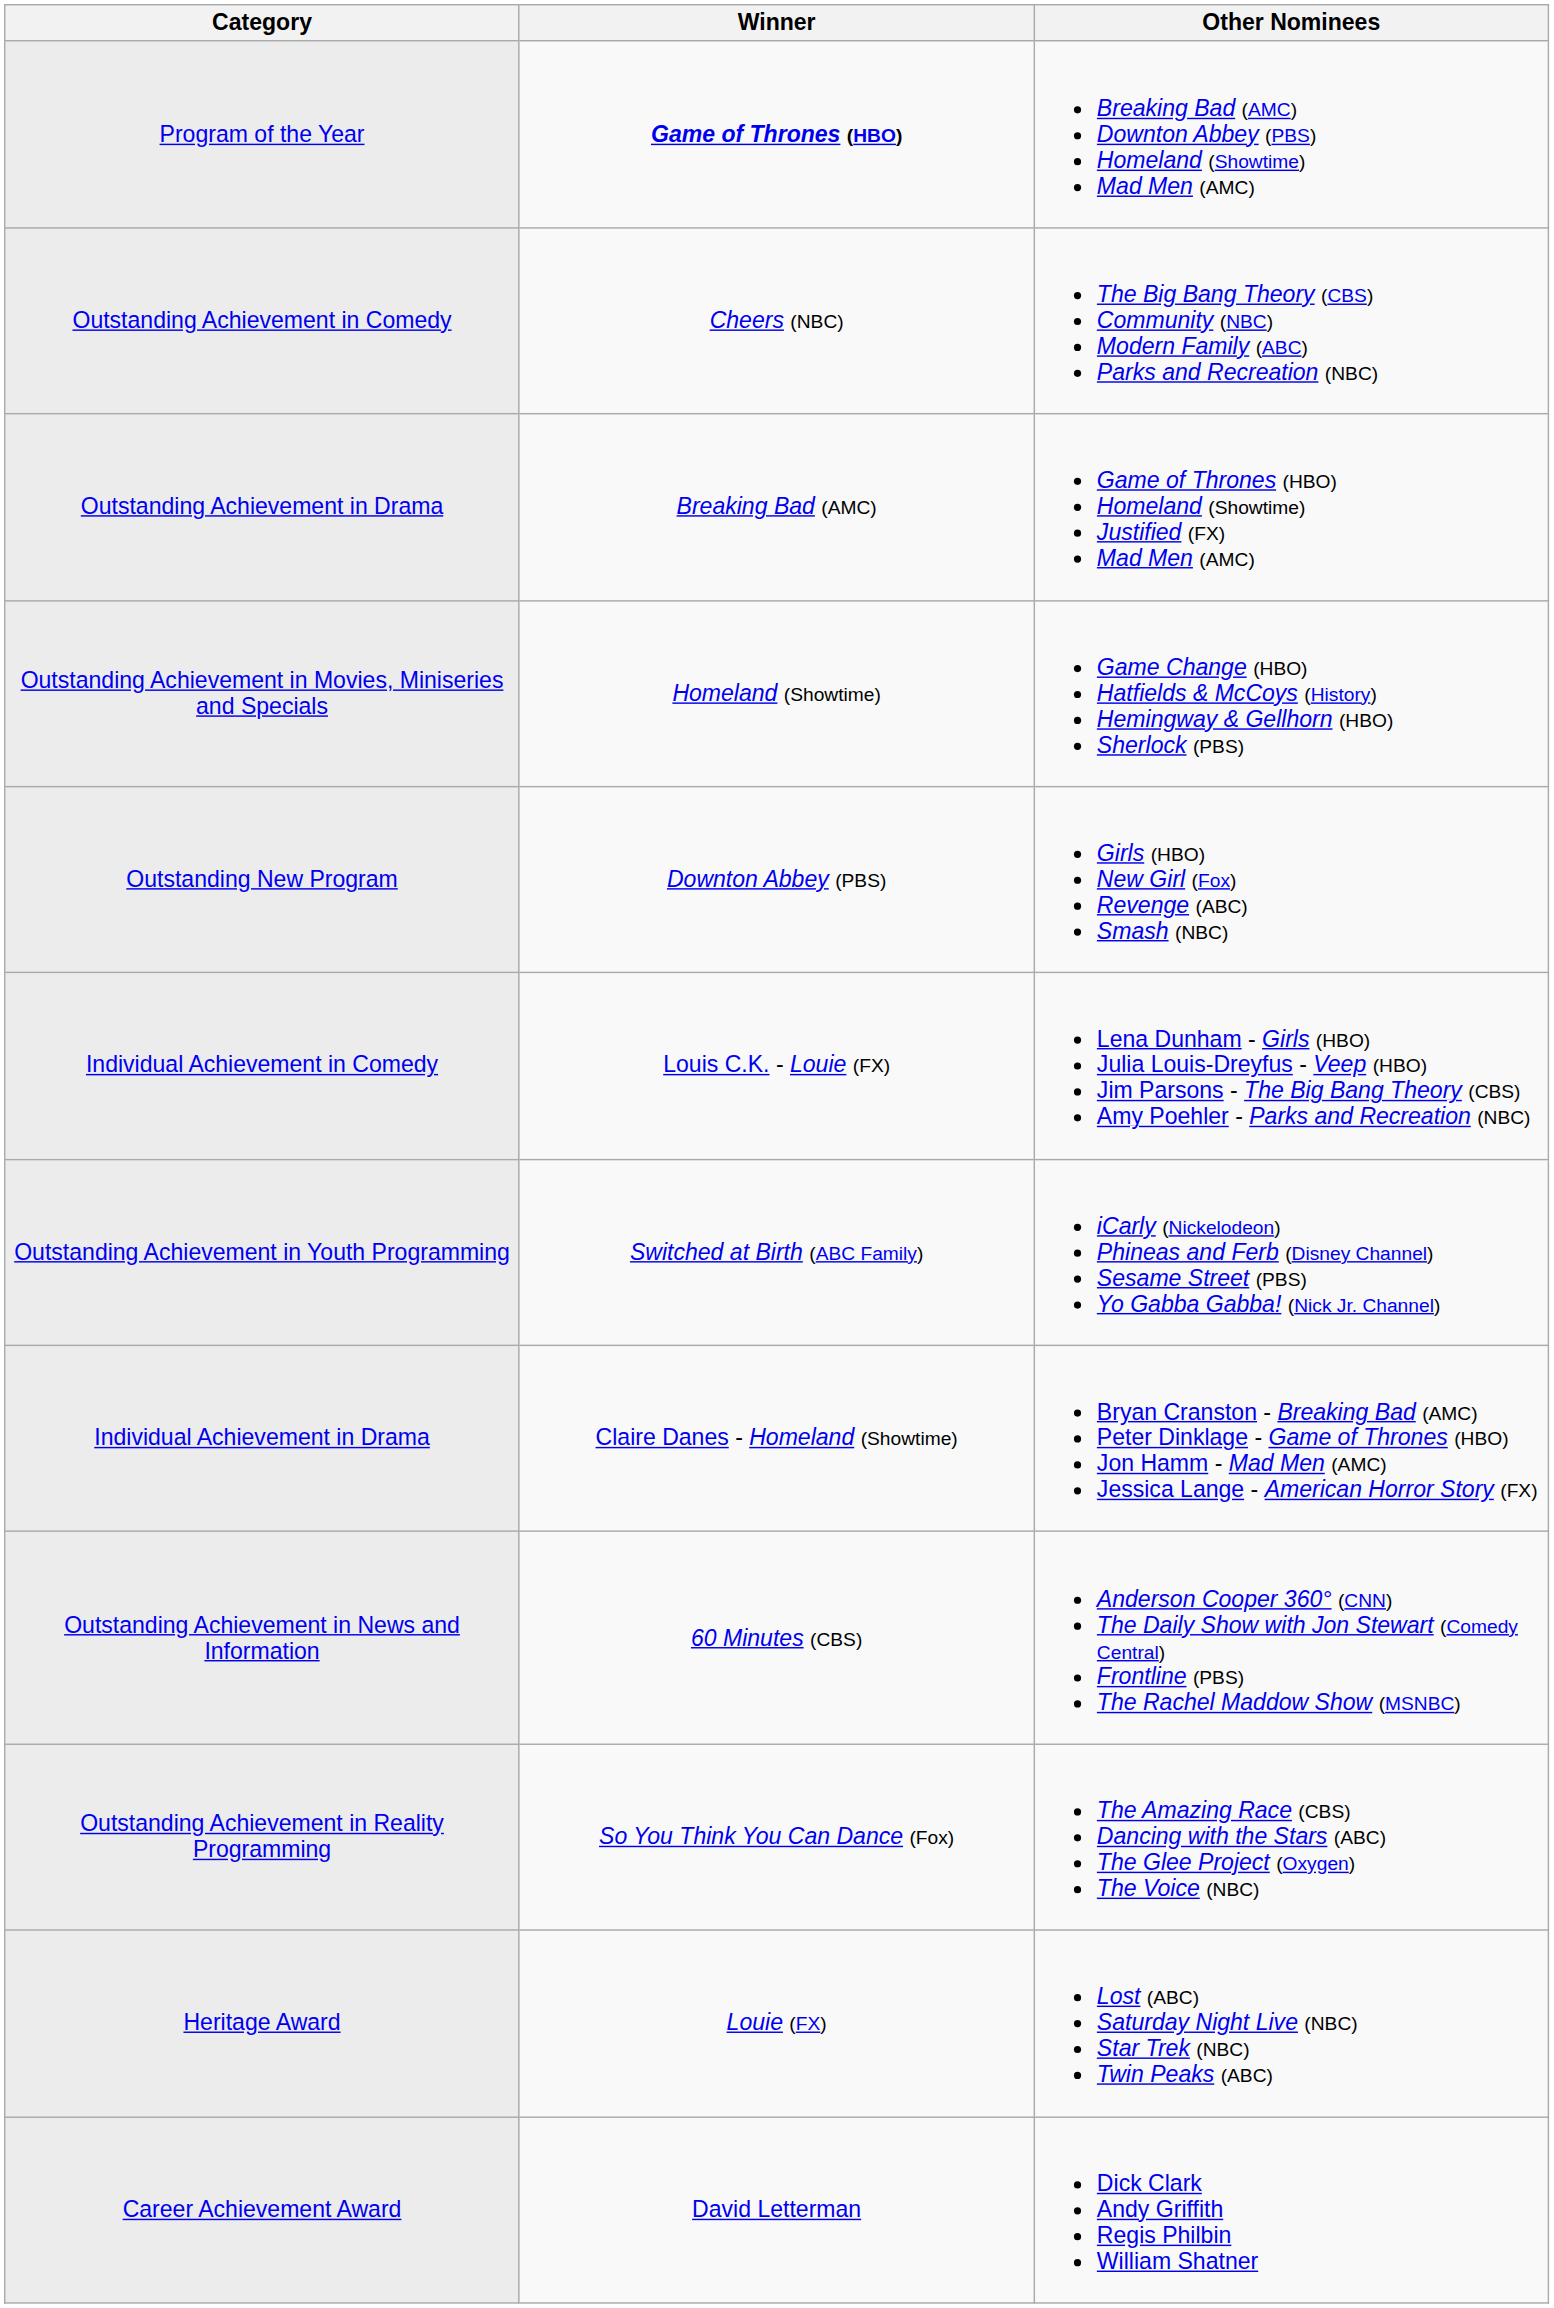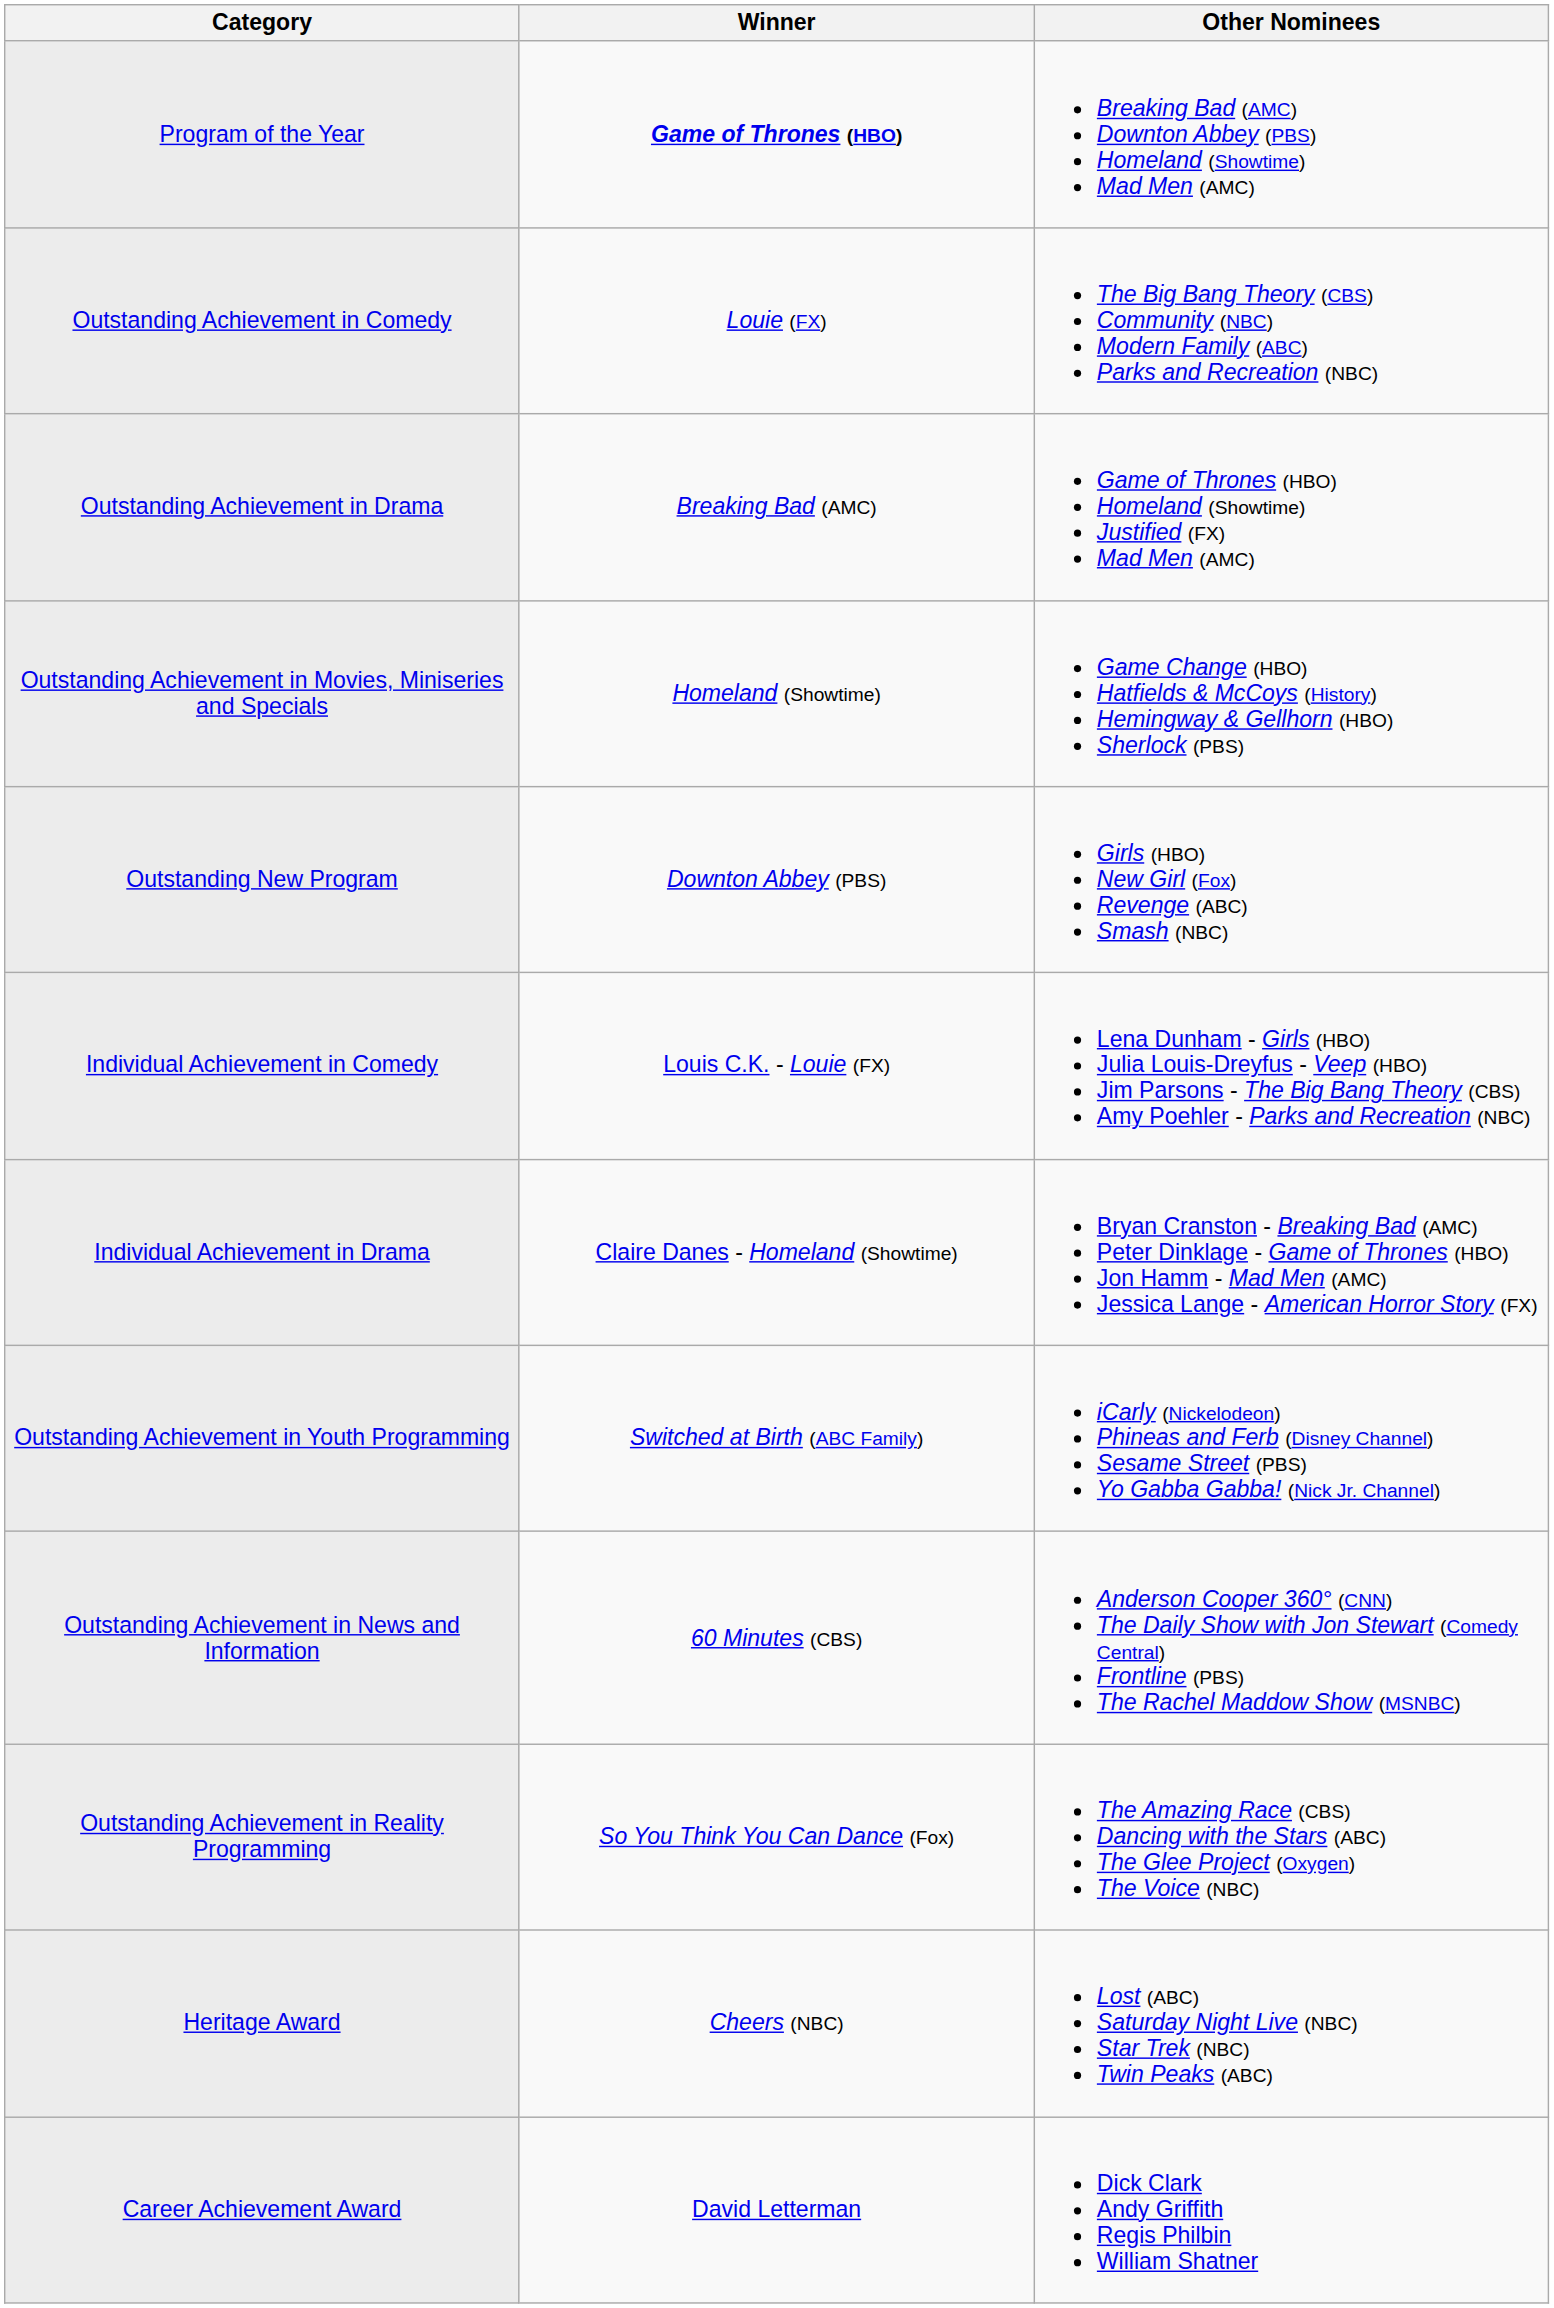(777, 320) Cheers (NBC) -> (777, 320) Louie (FX)
rows swapped: (262, 1438) <-> (262, 1251)
(777, 2023) Louie (FX) -> (777, 2023) Cheers (NBC)
